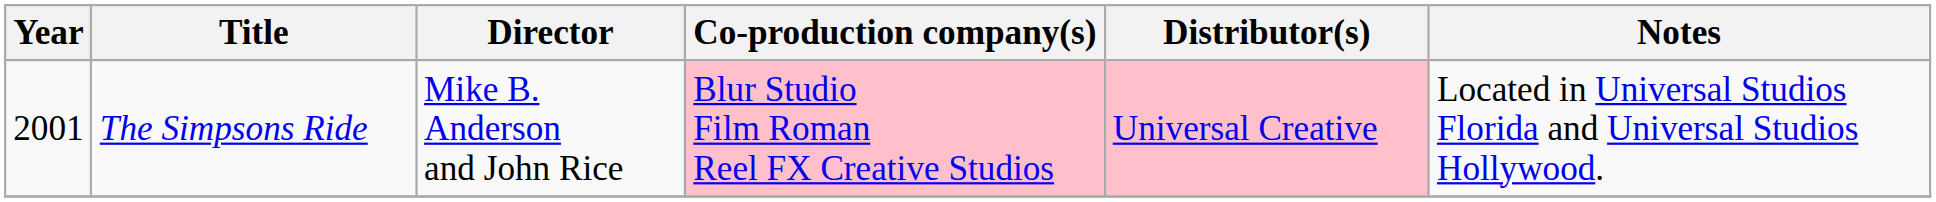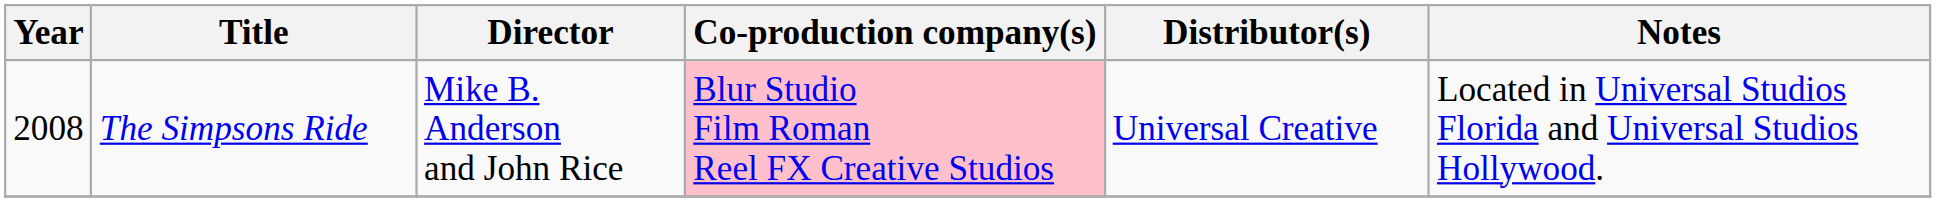(48, 127) 2001 -> (48, 127) 2008
(1245, 127) pink background -> (1245, 127) no background
